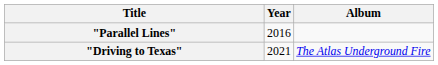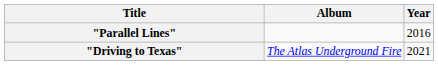columns swapped: (279, 13) <-> (363, 13)
